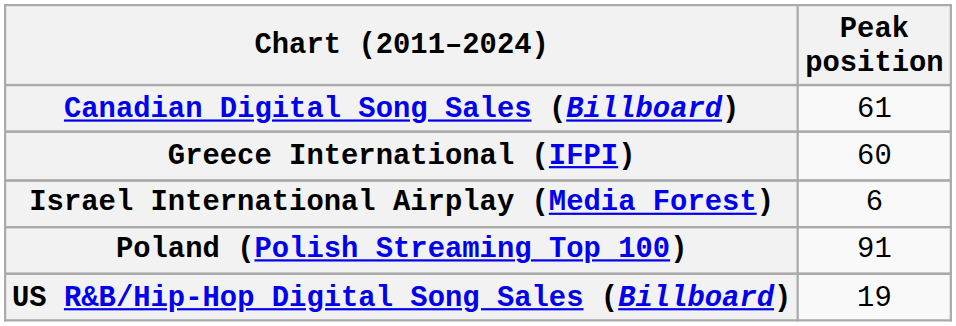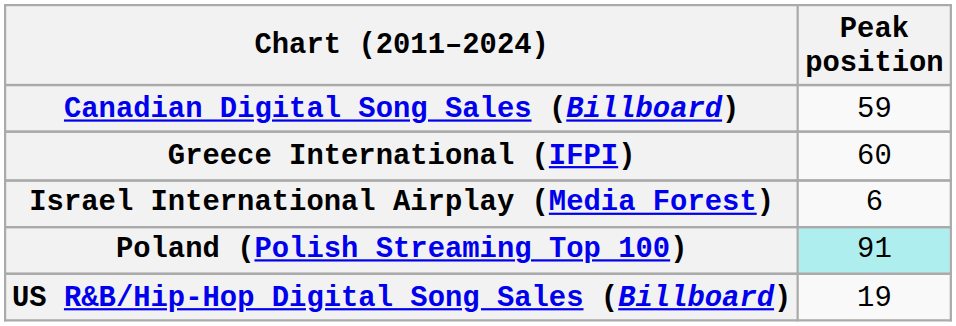(874, 109) 61 -> (874, 109) 59
(874, 250) no background -> (874, 250) paleturquoise background
